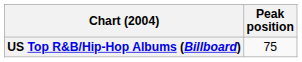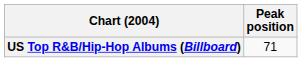(270, 47) 75 -> (270, 47) 71
